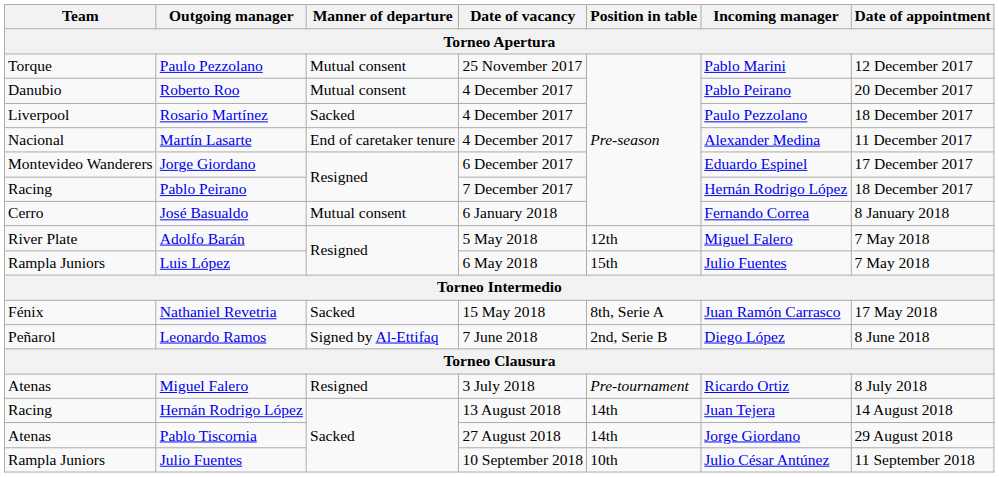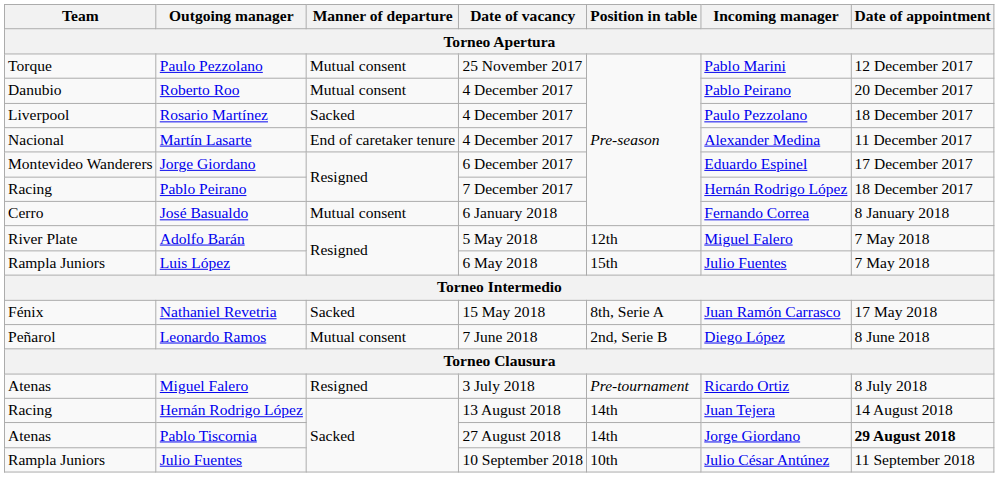(374, 336) Signed by Al-Ettifaq -> (358, 336) Mutual consent
(904, 435) normal -> (905, 435) bold
